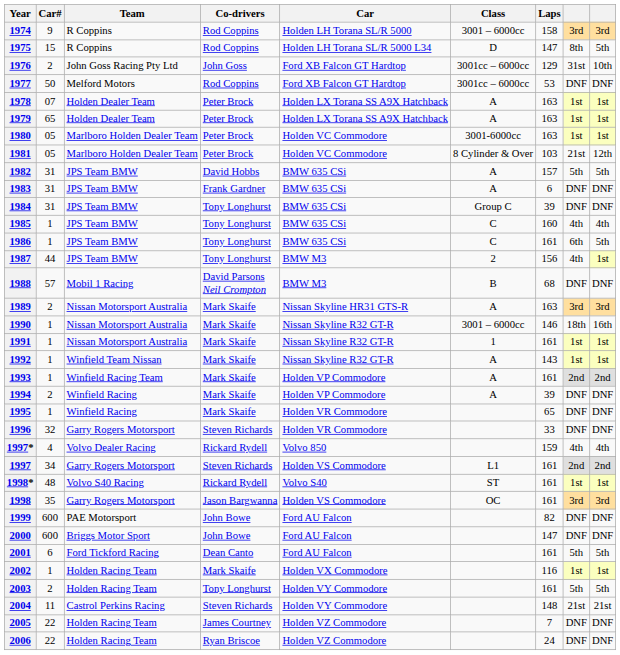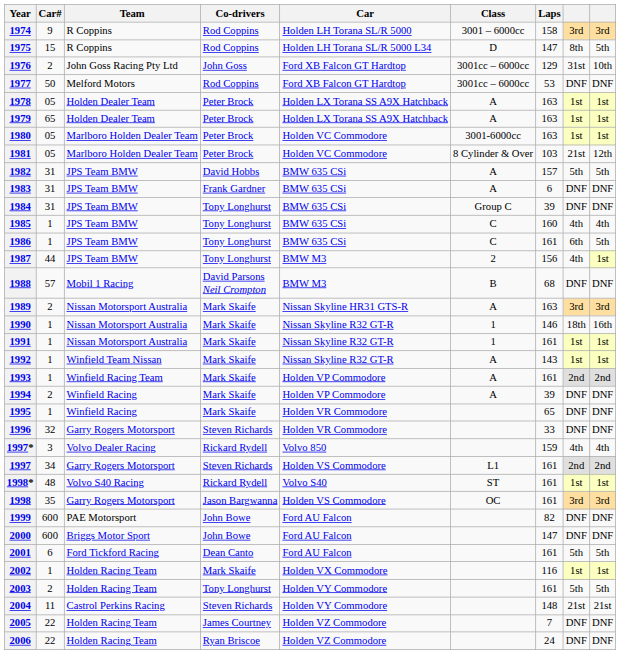(50, 101) 07 -> (50, 101) 05
(493, 325) 3001 – 6000cc -> (493, 325) 1
(50, 448) 4 -> (50, 448) 3
